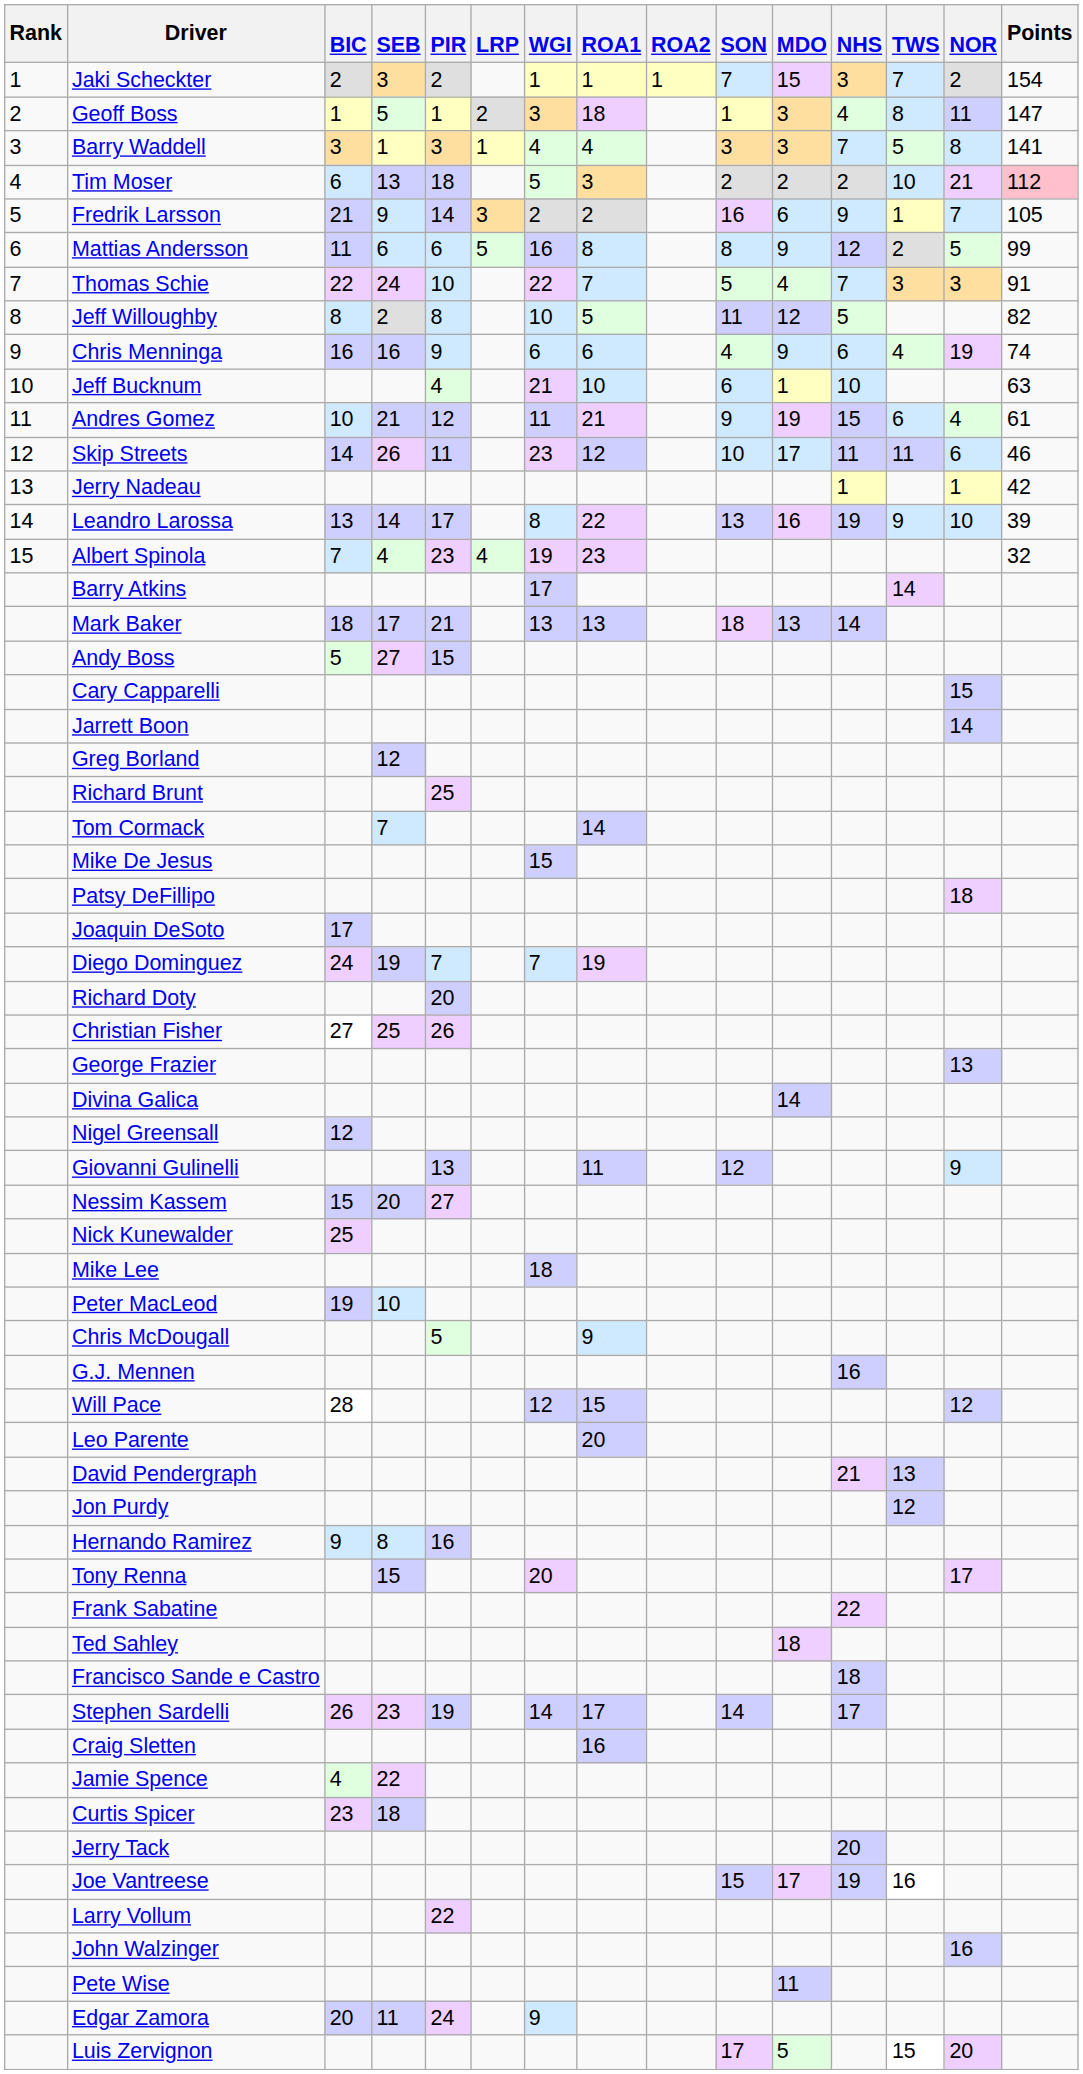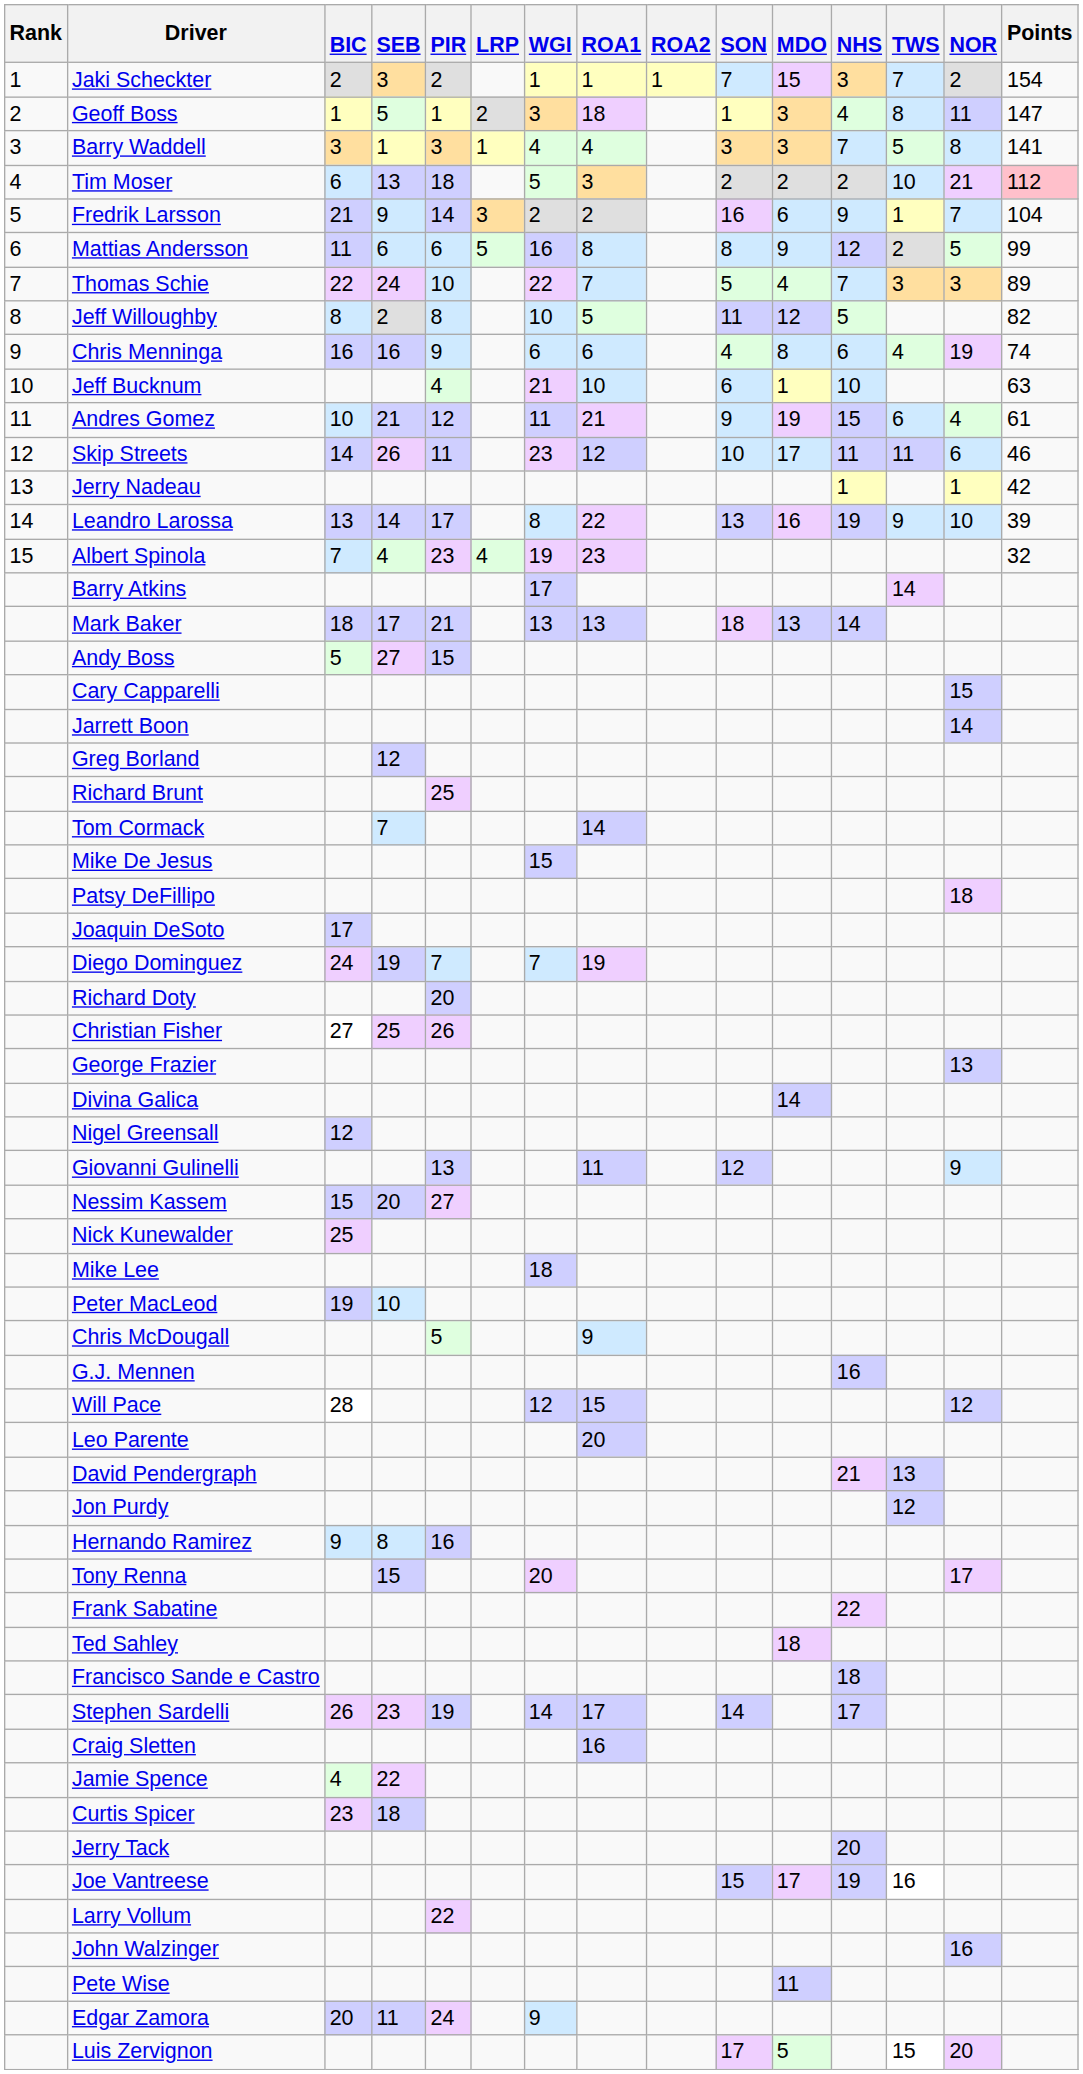(1025, 215) 105 -> (1025, 215) 104
(1019, 283) 91 -> (1019, 283) 89
(783, 351) 9 -> (783, 351) 8
